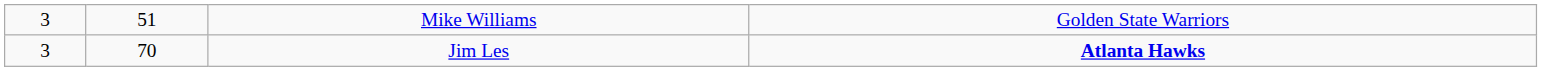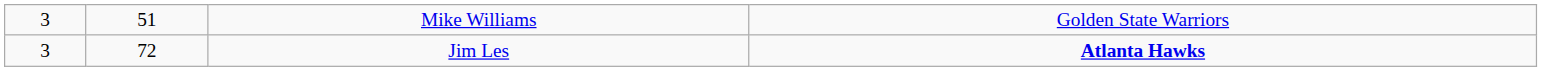(147, 50) 70 -> (147, 50) 72
